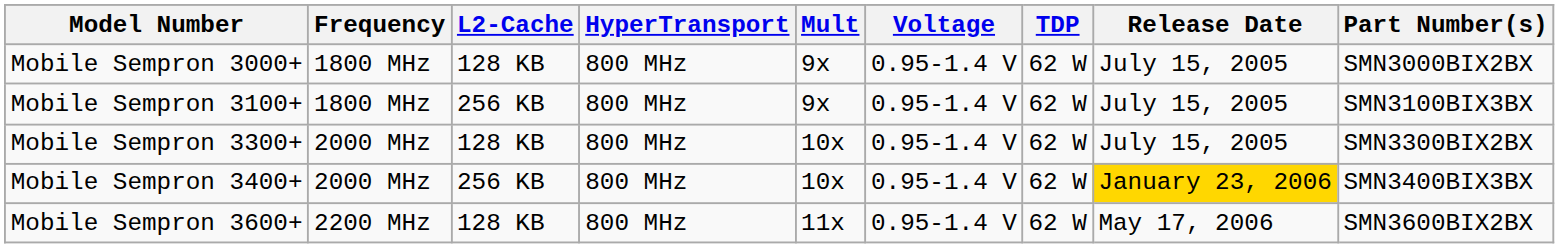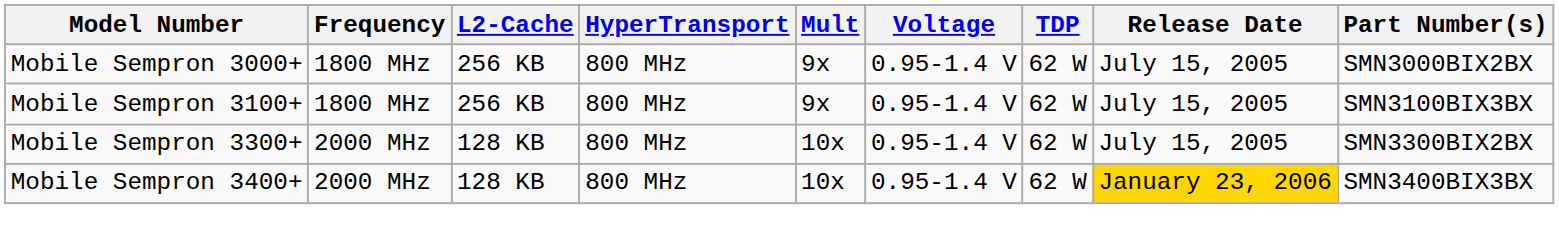(501, 64) 128 KB -> (501, 64) 256 KB
(501, 183) 256 KB -> (501, 183) 128 KB
- row: (157, 223)
